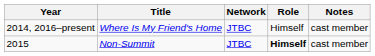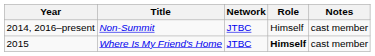(161, 28) Where Is My Friend's Home -> (127, 28) Non-Summit
(127, 43) Non-Summit -> (161, 43) Where Is My Friend's Home
